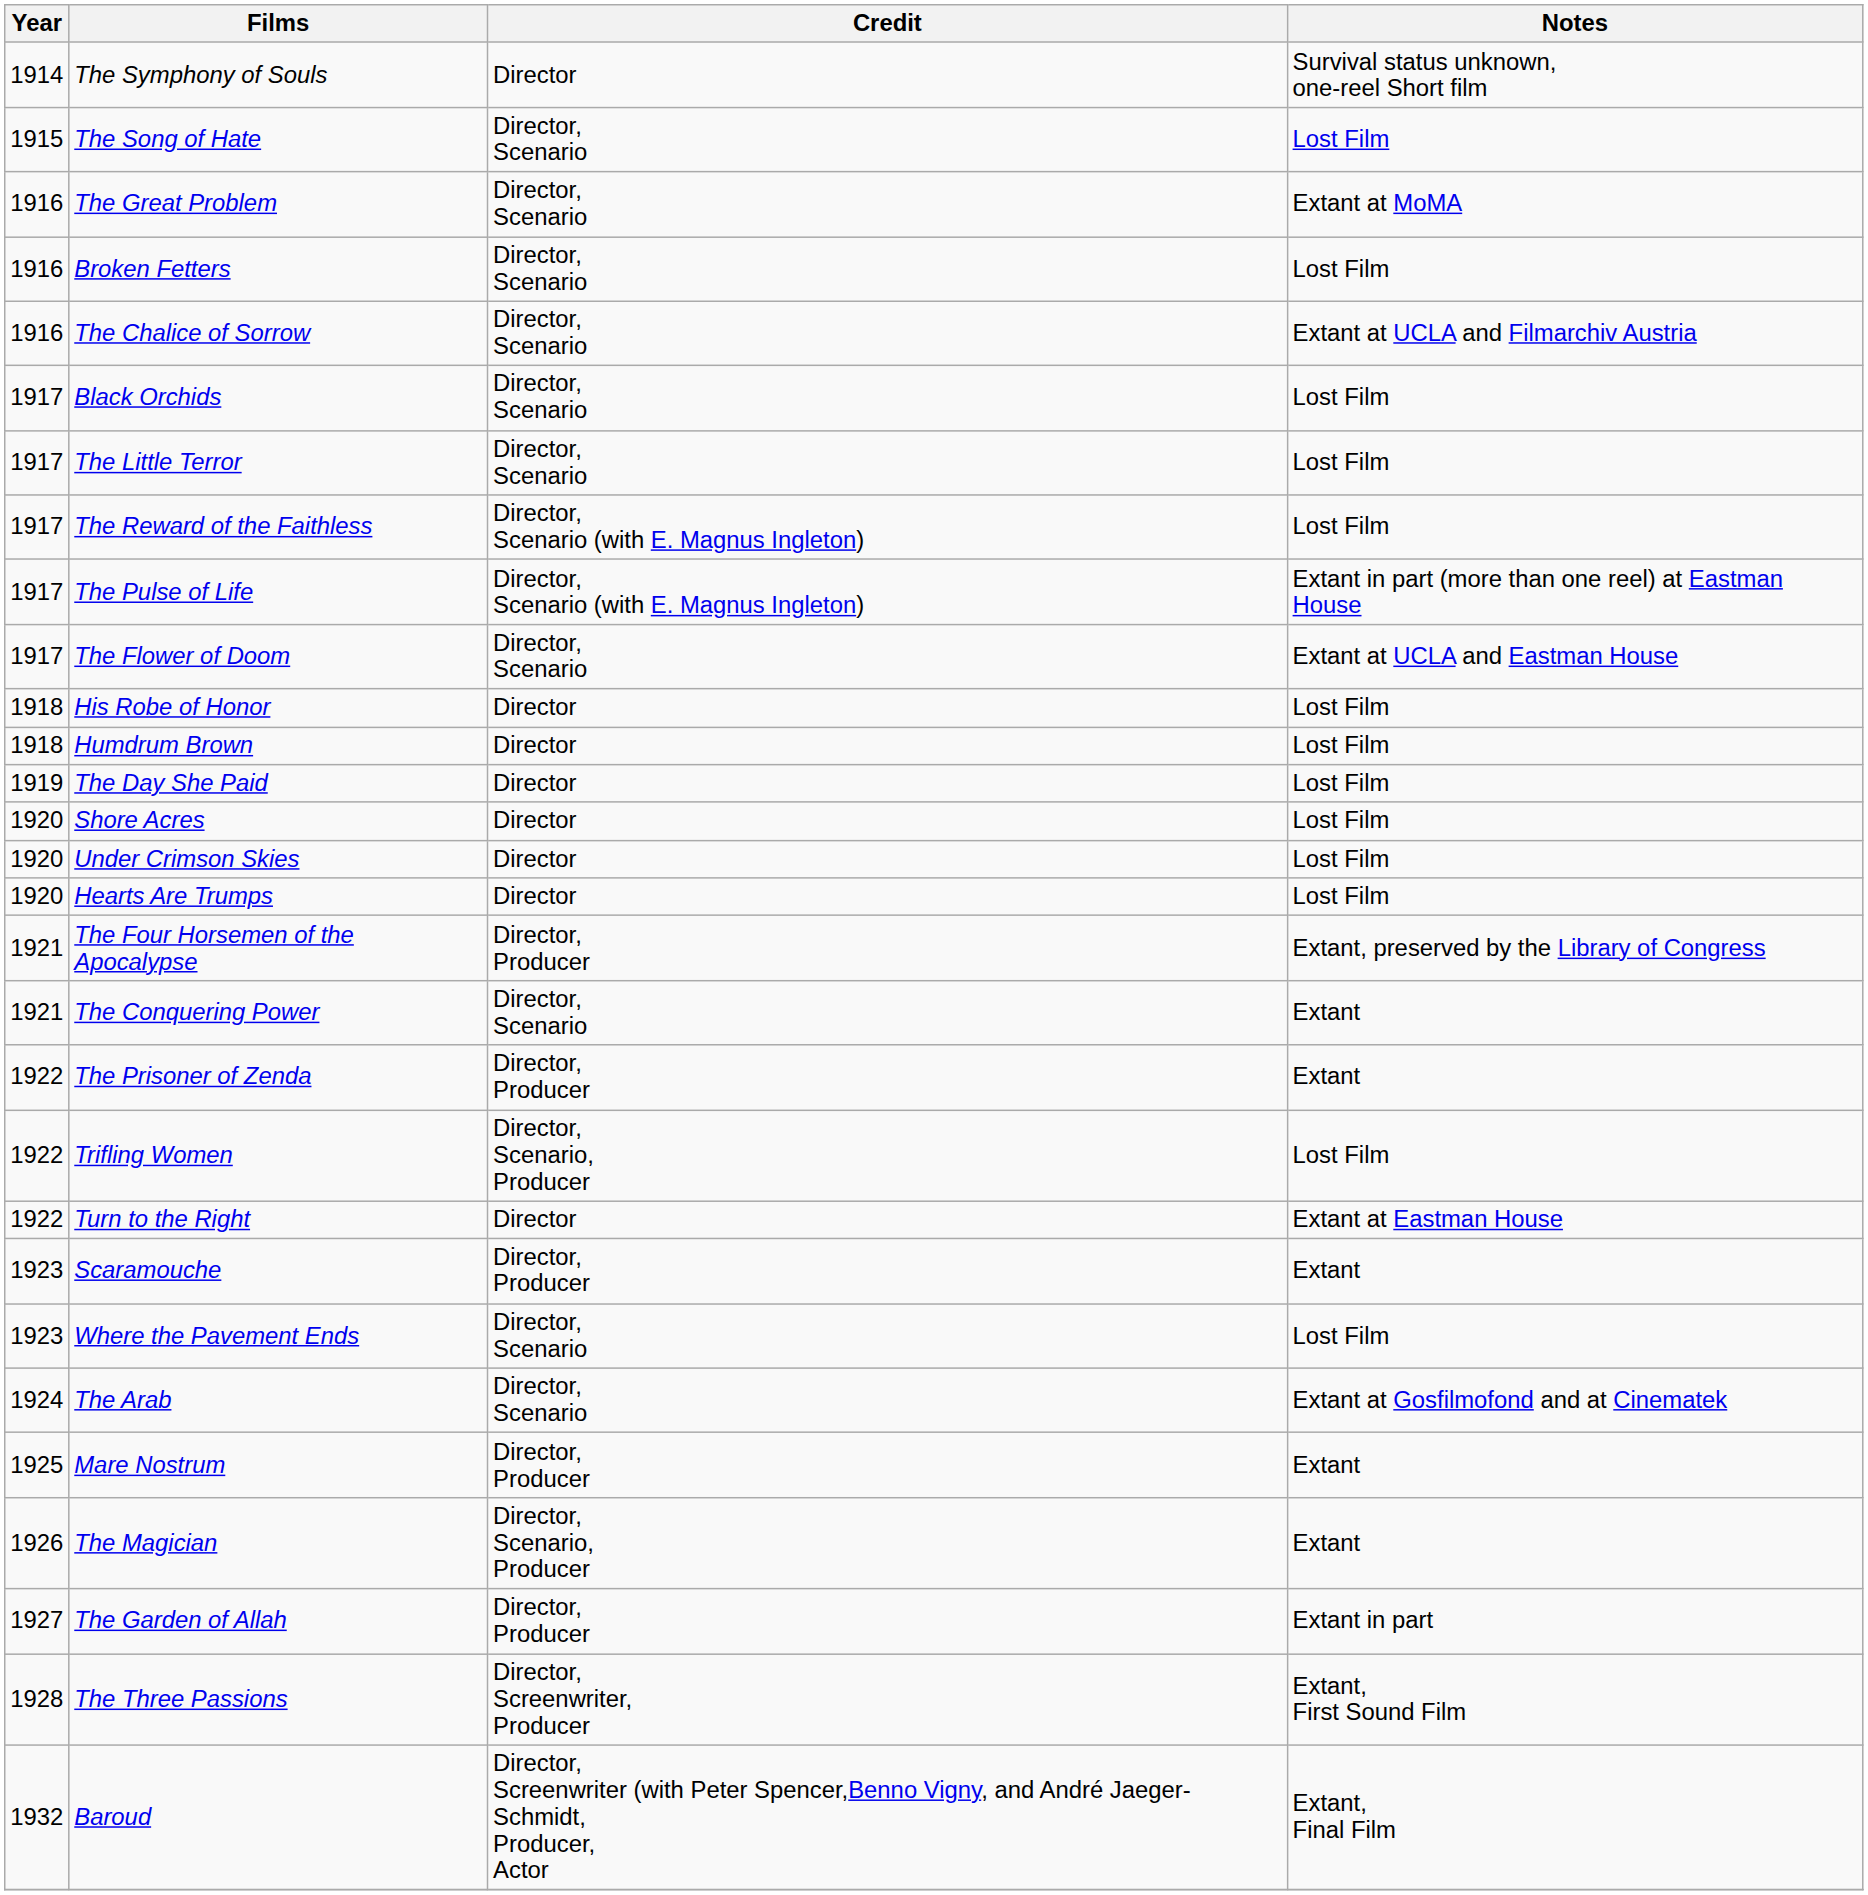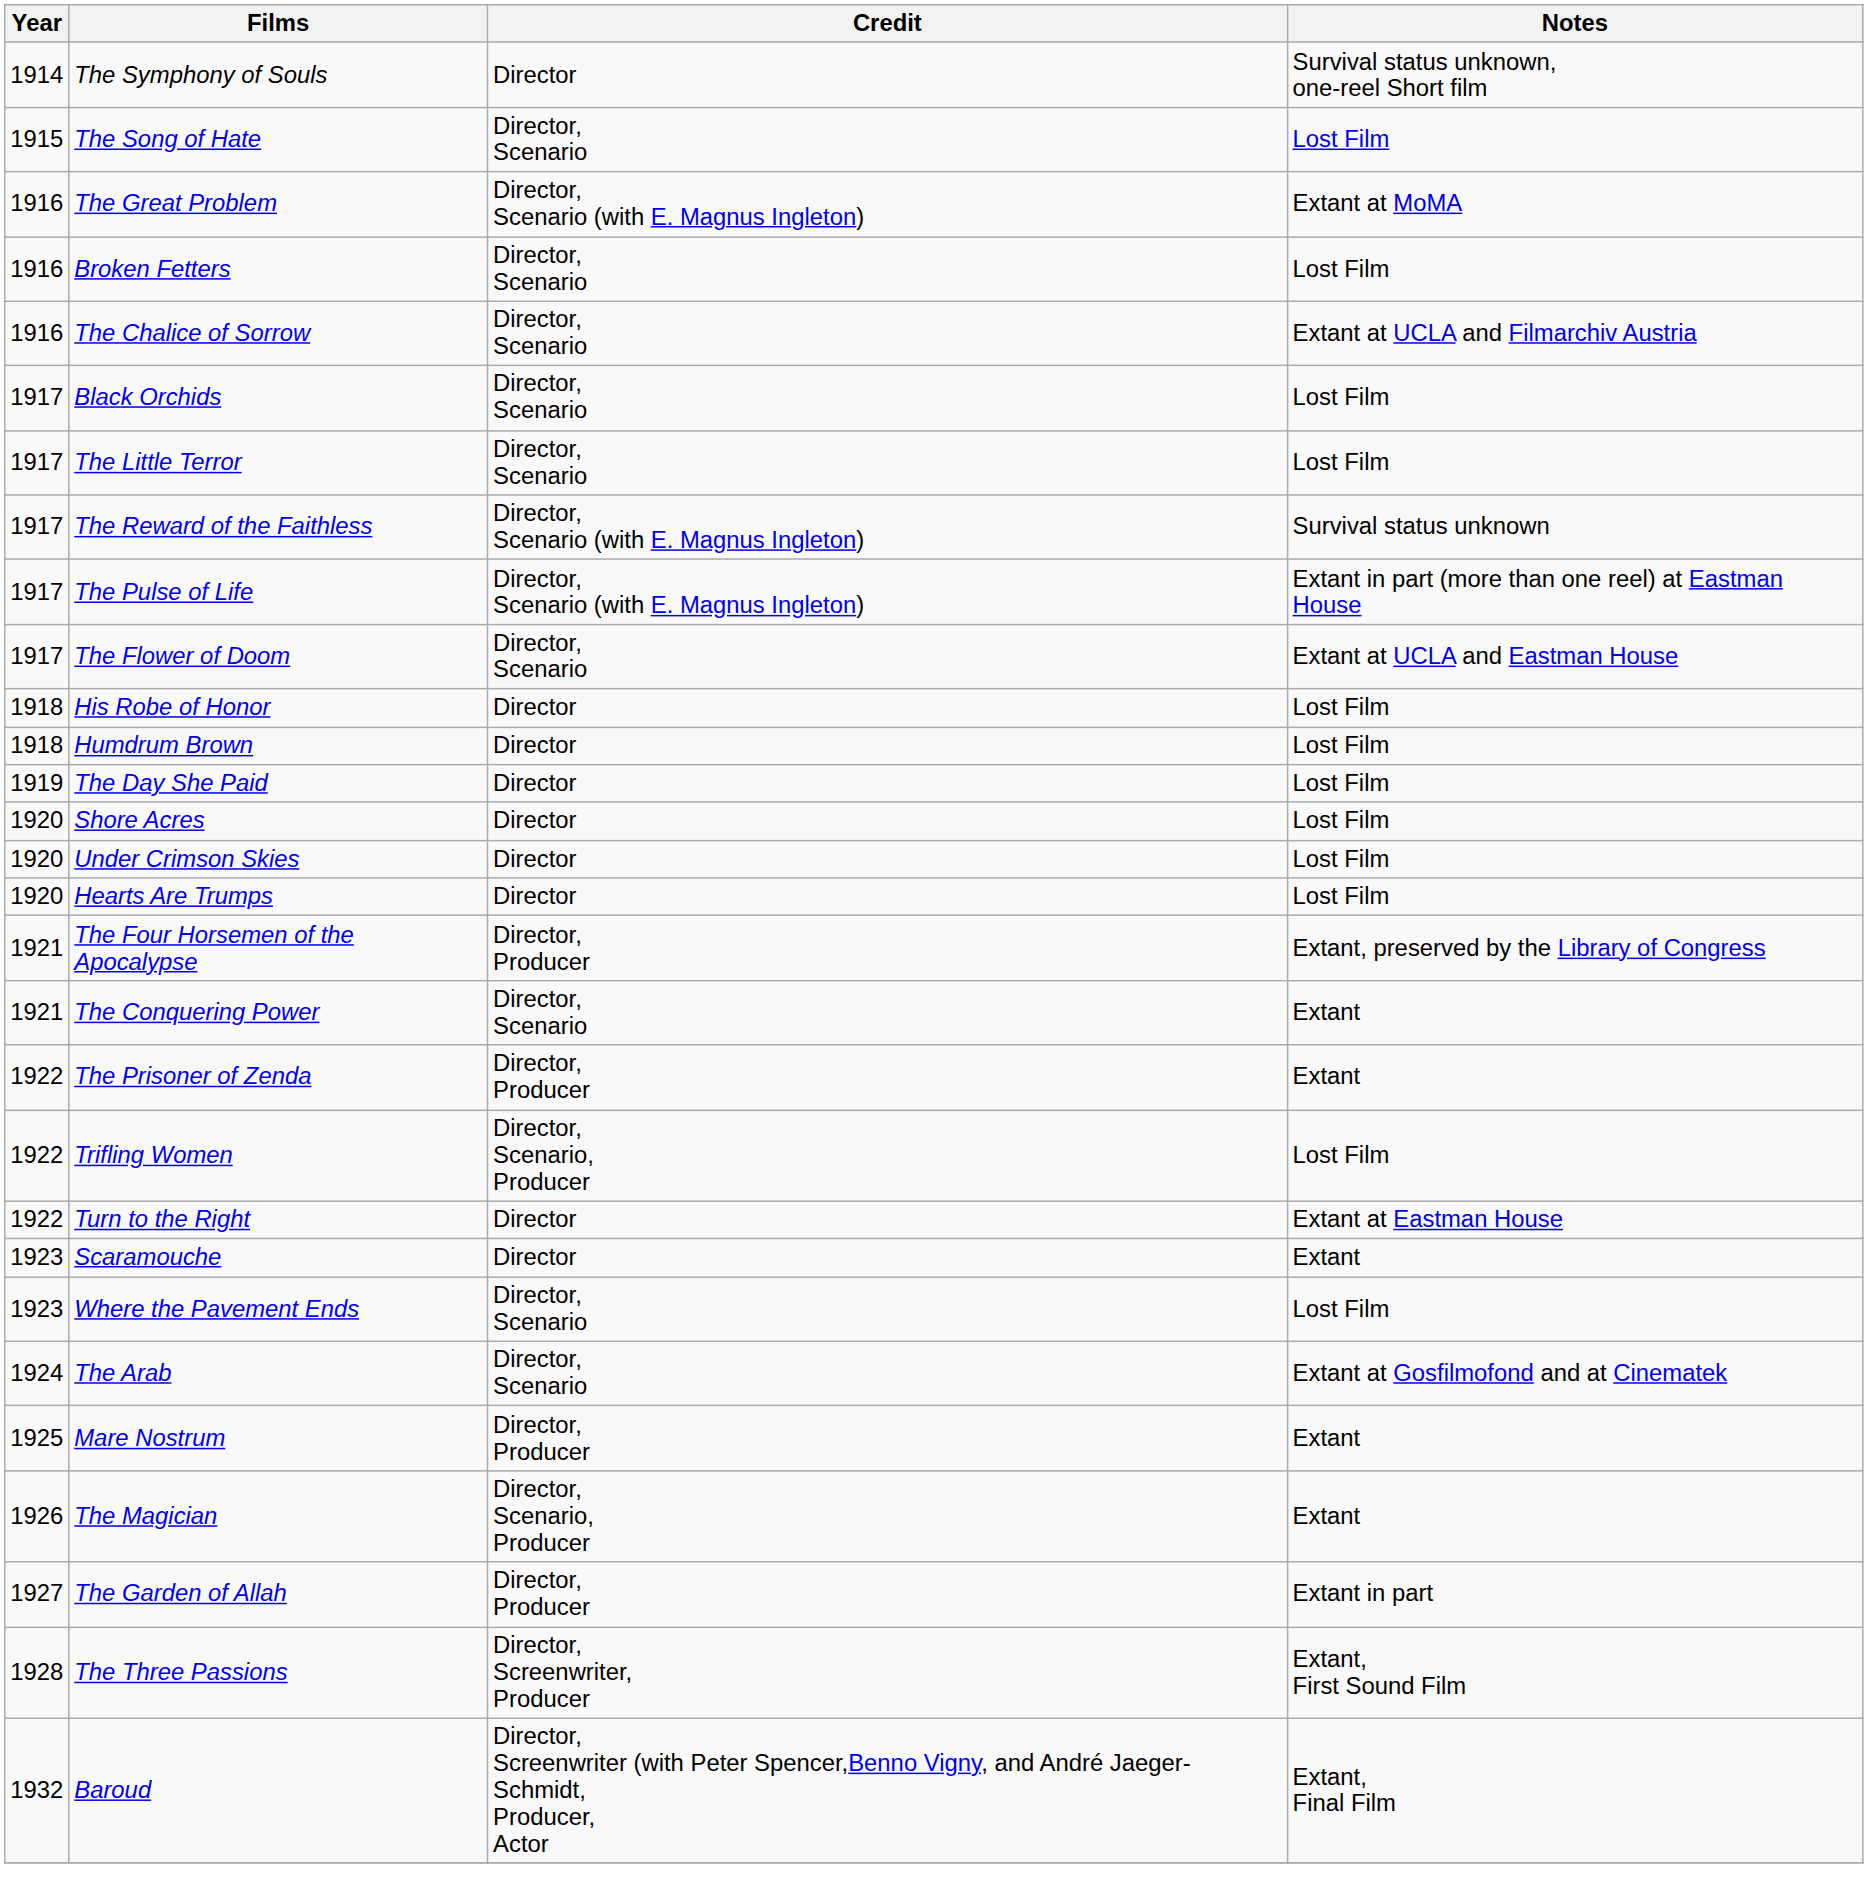(540, 203) Director, Scenario -> (679, 203) Director, Scenario (with E. Magnus Ingleton)
(1341, 527) Lost Film -> (1421, 527) Survival status unknown
(541, 1270) Director, Producer -> (535, 1257) Director
